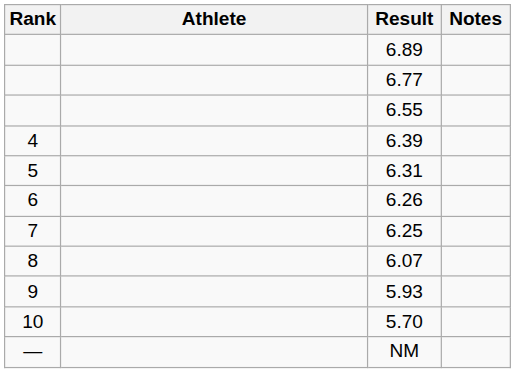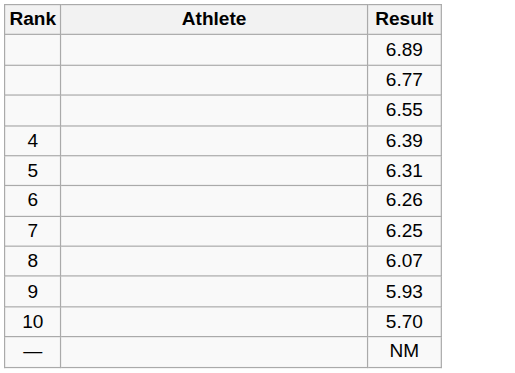- column: (476, 19)
